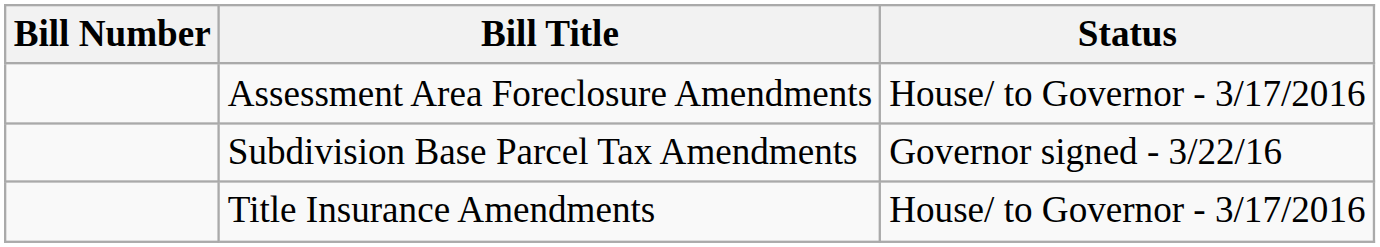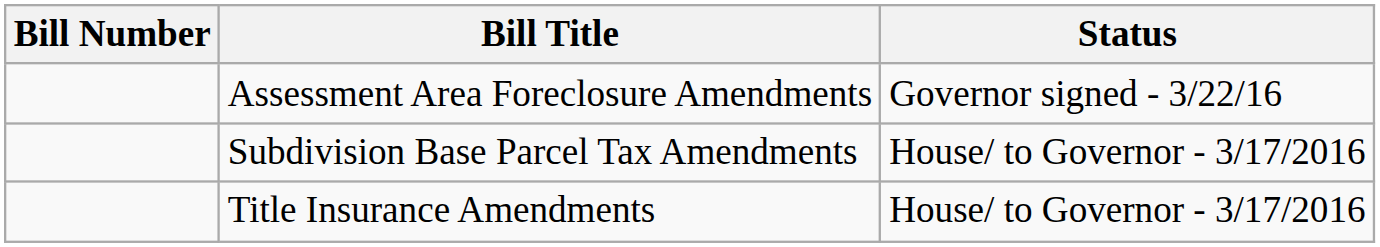(1127, 92) House/ to Governor - 3/17/2016 -> (1086, 92) Governor signed - 3/22/16
(1086, 151) Governor signed - 3/22/16 -> (1127, 151) House/ to Governor - 3/17/2016
